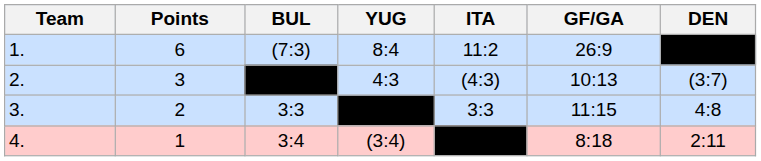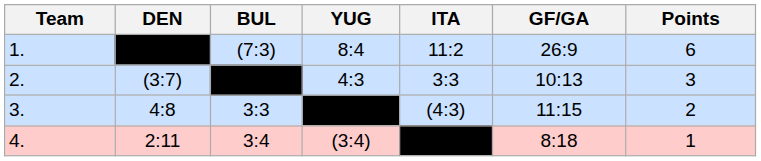columns swapped: (708, 19) <-> (180, 19)
(481, 79) (4:3) -> (446, 79) 3:3
(481, 110) 3:3 -> (446, 110) (4:3)
